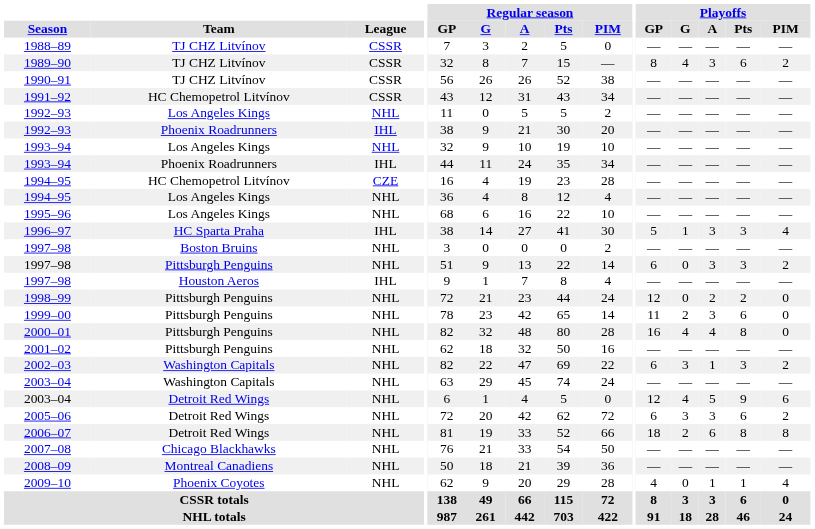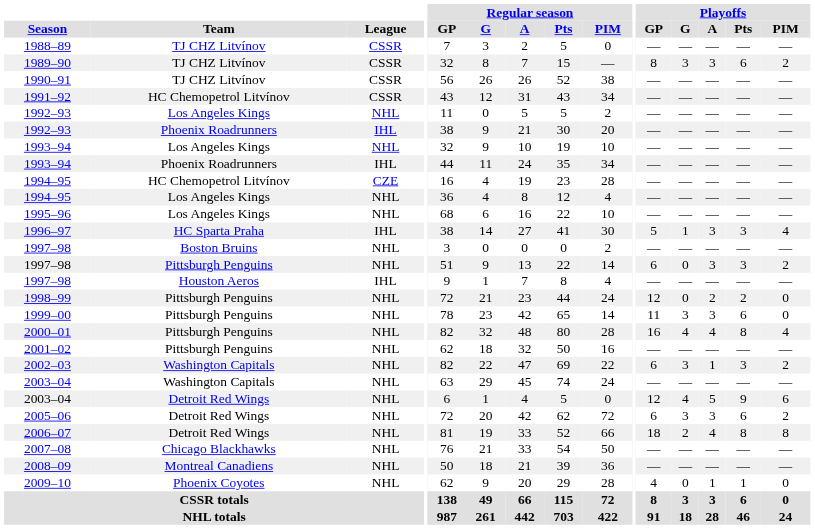(685, 62) 4 -> (685, 62) 3
(685, 314) 2 -> (685, 314) 3
(786, 331) 0 -> (786, 331) 4
(712, 432) 6 -> (712, 432) 4
(786, 482) 4 -> (786, 482) 0
